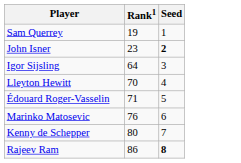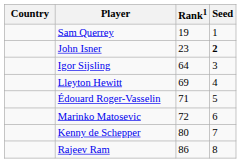+ column: (30, 14)
(132, 82) 70 -> (183, 82) 69
(132, 116) 76 -> (183, 116) 72
(164, 149) bold -> (215, 149) normal
